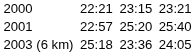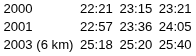(136, 26) 25:20 -> (136, 26) 23:36
(175, 26) 25:40 -> (175, 26) 24:05
(136, 45) 23:36 -> (136, 45) 25:20
(175, 45) 24:05 -> (175, 45) 25:40
